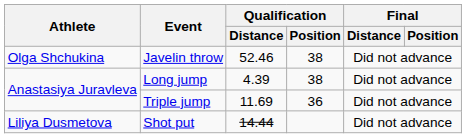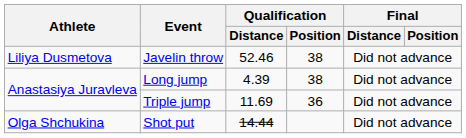(56, 58) Olga Shchukina -> (60, 58) Liliya Dusmetova
(60, 123) Liliya Dusmetova -> (56, 123) Olga Shchukina
